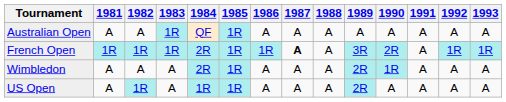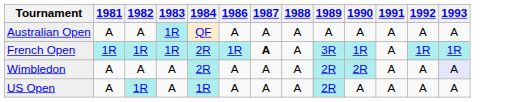- column: (235, 13)
(391, 50) 2R -> (360, 50) 1R
(391, 69) 1R -> (360, 69) 2R
(486, 69) no background -> (454, 69) lavender background
